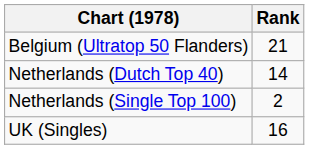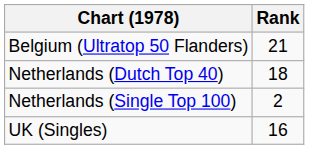(278, 74) 14 -> (278, 74) 18
